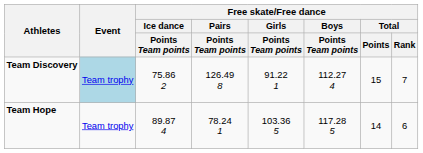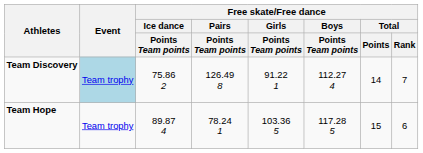(376, 80) 15 -> (376, 80) 14
(376, 126) 14 -> (376, 126) 15
